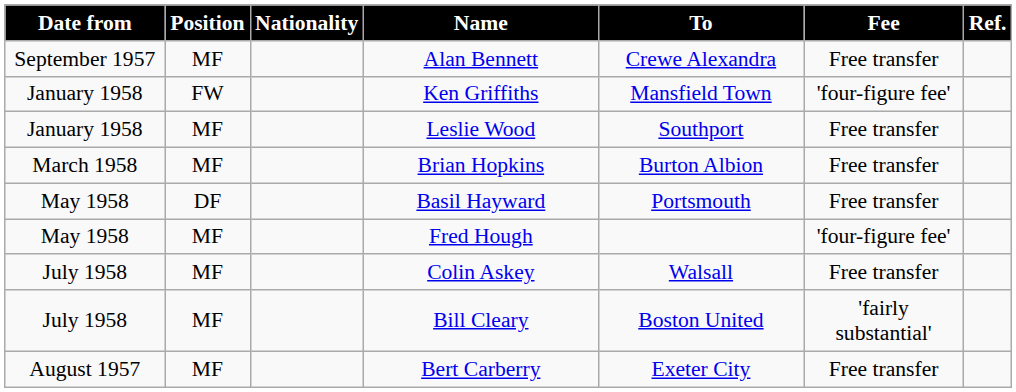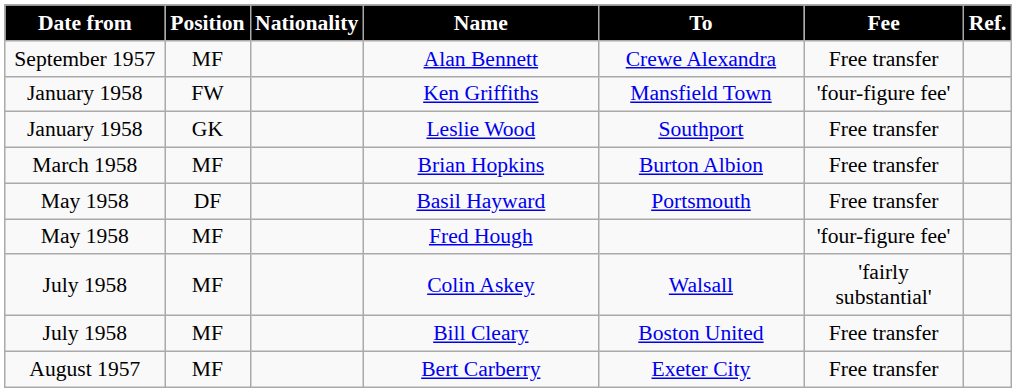(207, 129) MF -> (207, 129) GK
(884, 272) Free transfer -> (884, 284) 'fairly substantial'
(884, 320) 'fairly substantial' -> (884, 333) Free transfer
